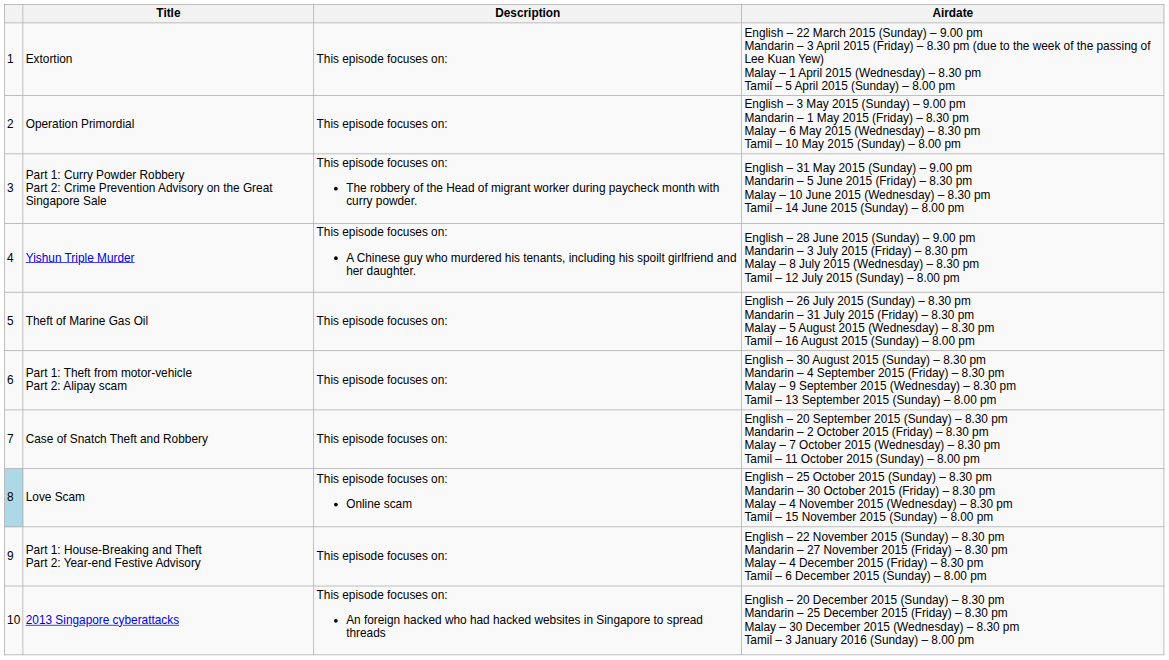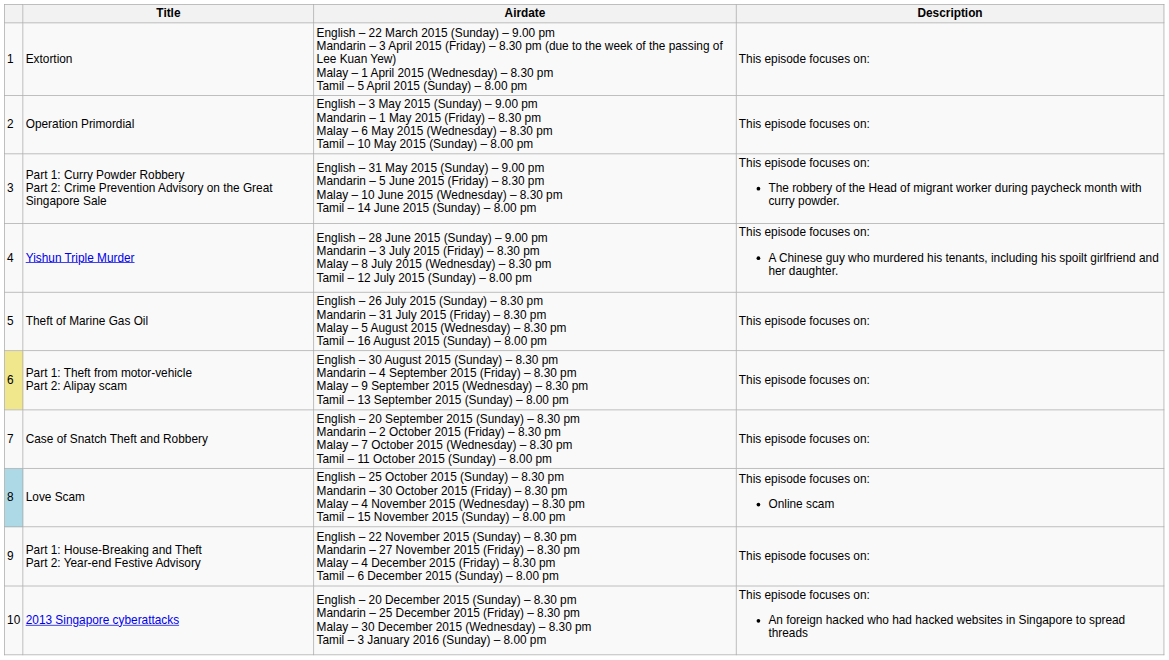columns swapped: (528, 13) <-> (953, 13)
(10, 380) no background -> (10, 380) khaki background
